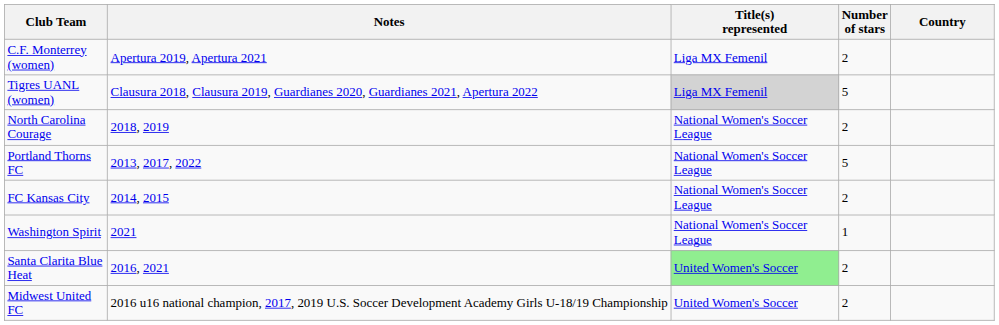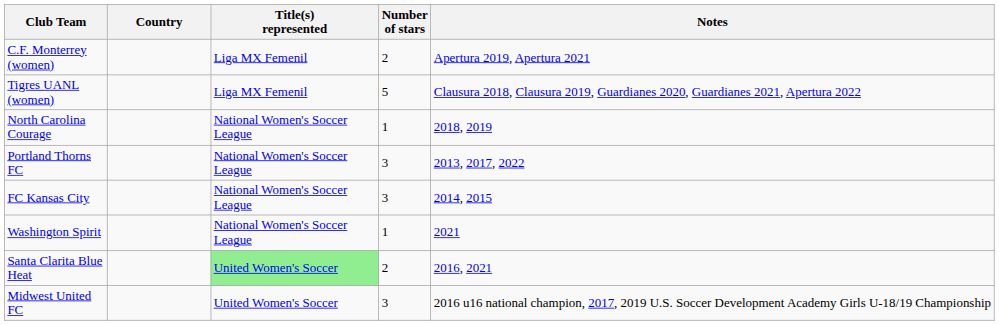columns swapped: (942, 22) <-> (389, 22)
(721, 92) lightgrey background -> (261, 92) no background
(845, 127) 2 -> (385, 127) 1
(845, 162) 5 -> (385, 162) 3
(845, 197) 2 -> (385, 197) 3
(845, 303) 2 -> (385, 303) 3
